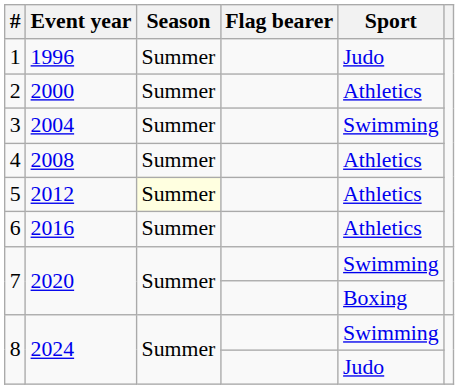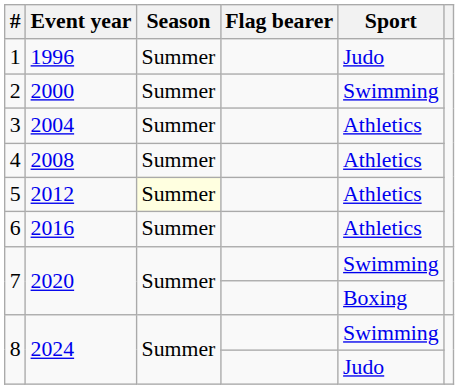(382, 90) Athletics -> (391, 90) Swimming
(391, 125) Swimming -> (382, 125) Athletics
